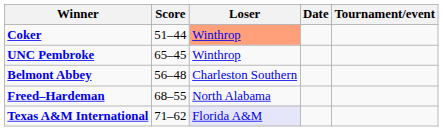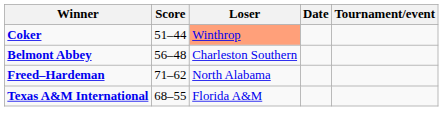- row: (51, 55)
(170, 95) 68–55 -> (170, 75) 71–62
(170, 116) 71–62 -> (170, 95) 68–55
(227, 116) lavender background -> (227, 95) no background
